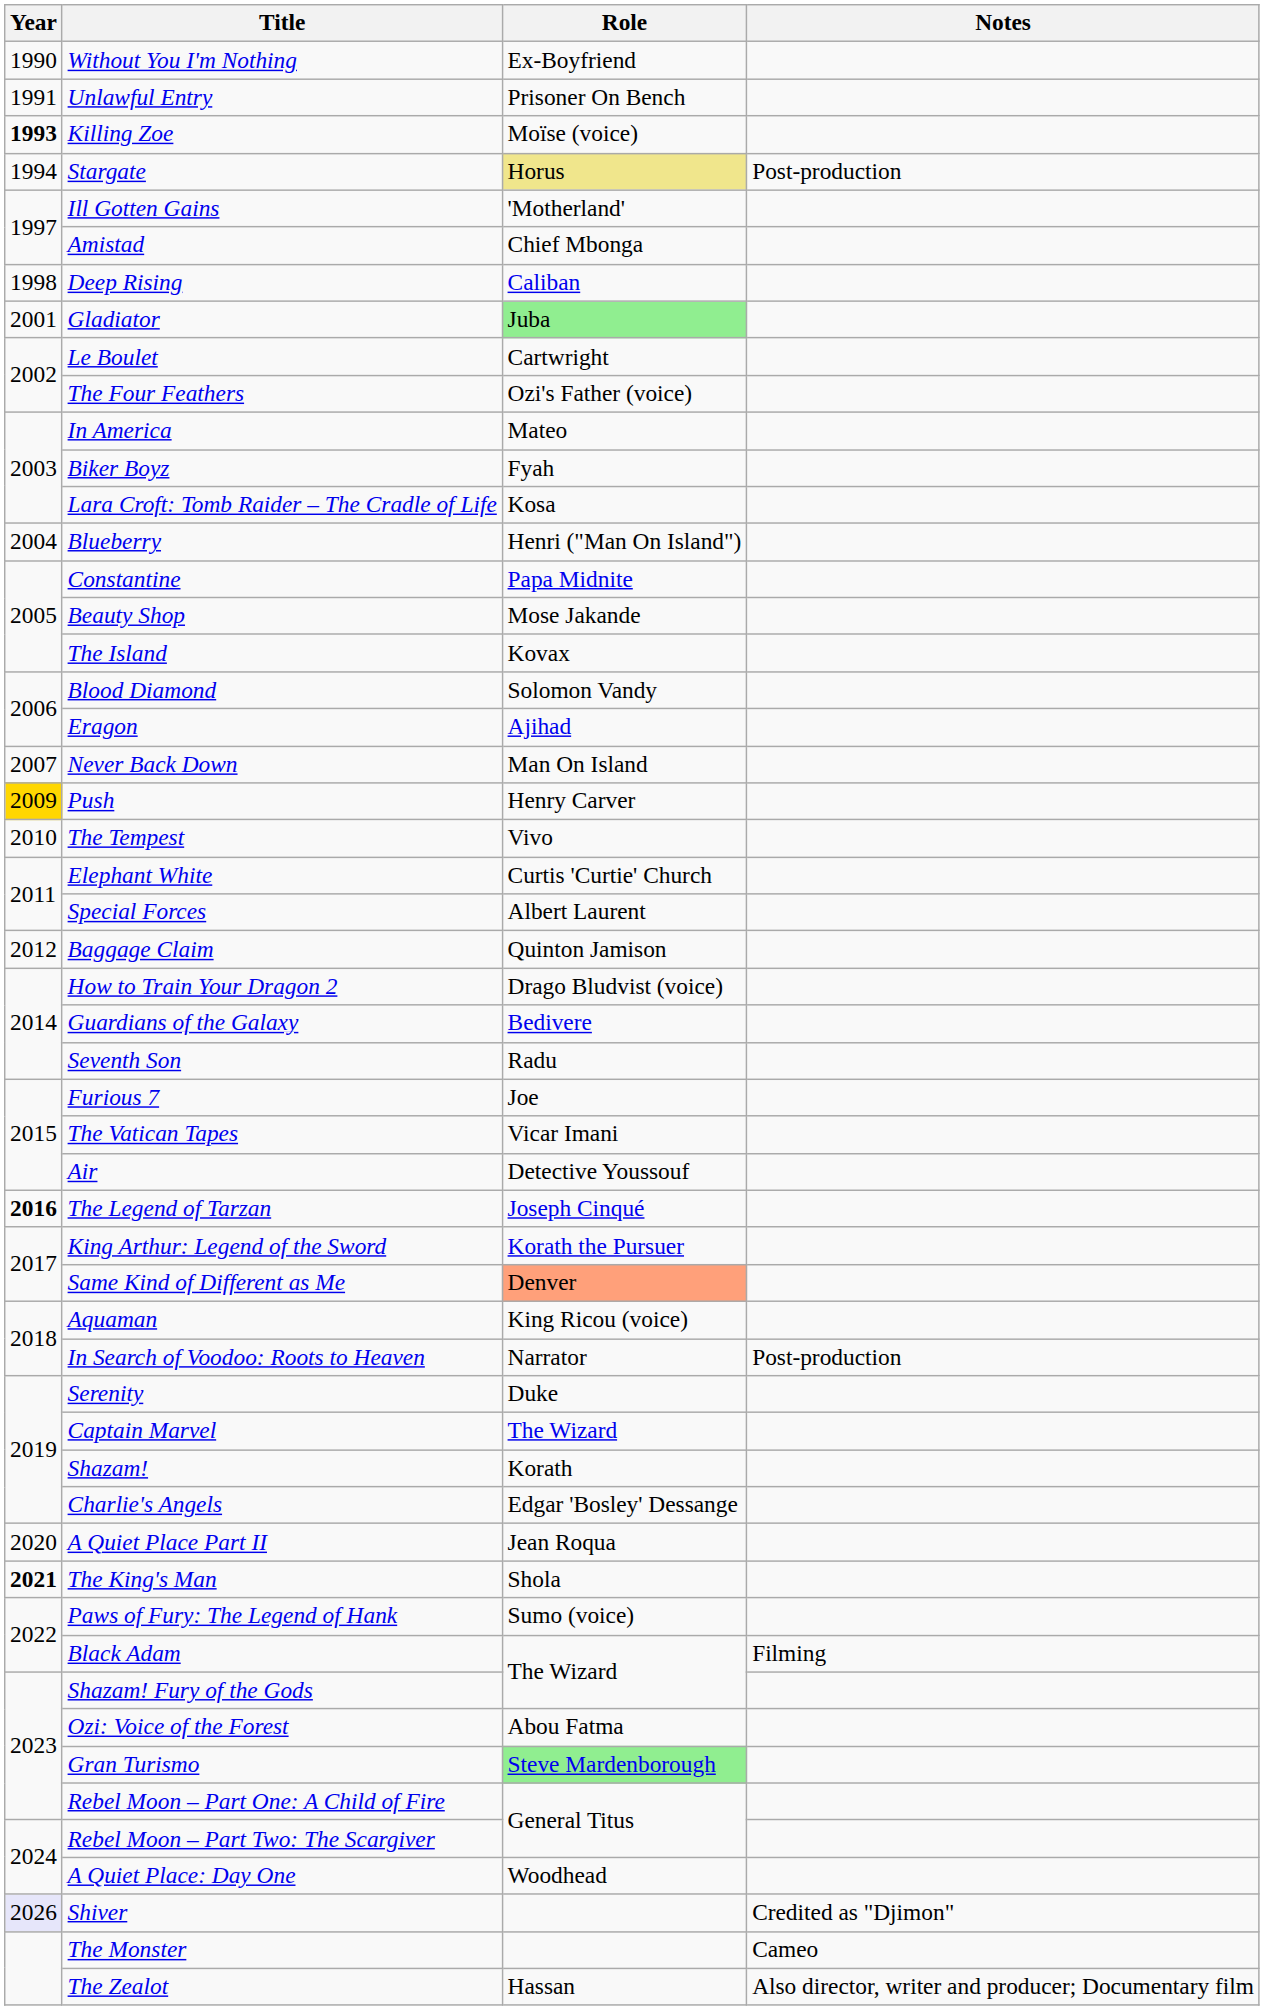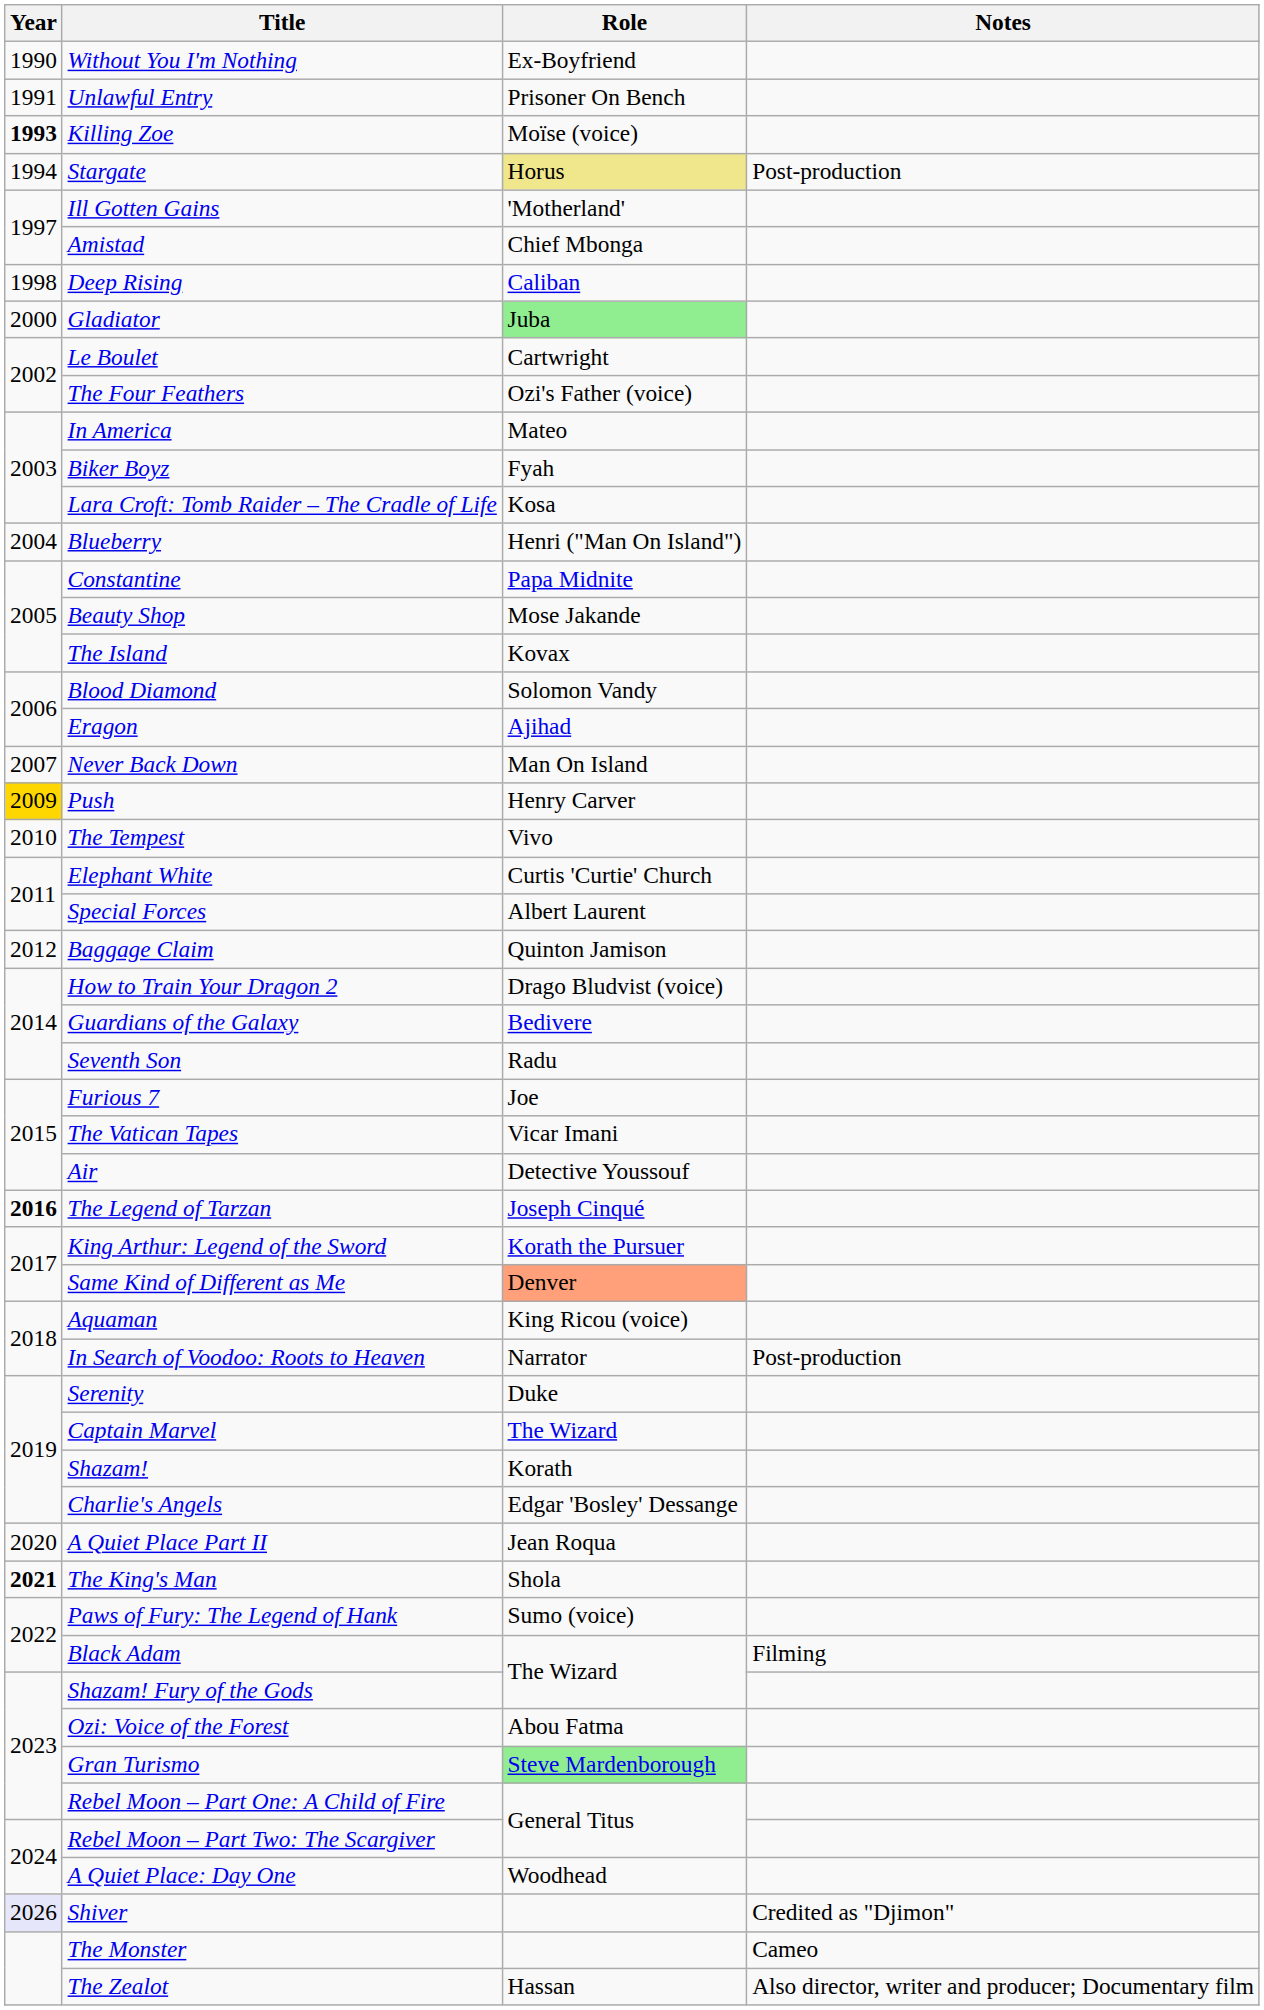(33, 319) 2001 -> (33, 319) 2000
